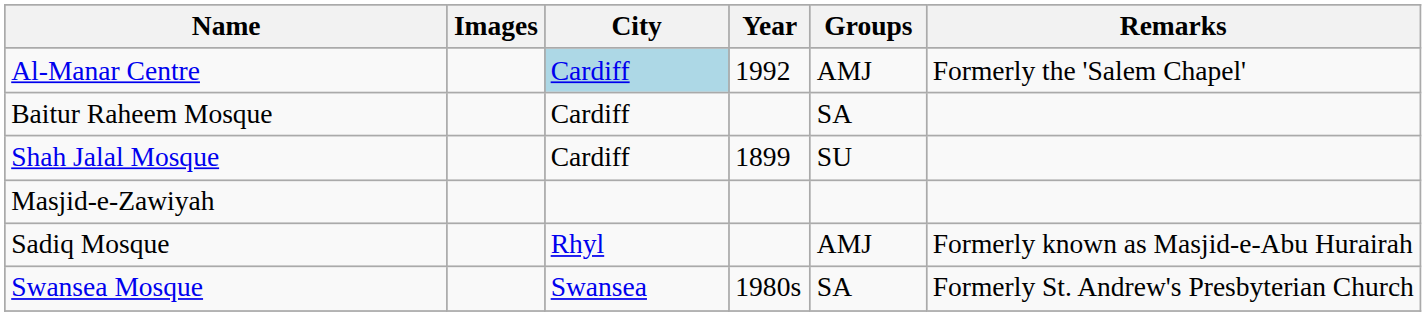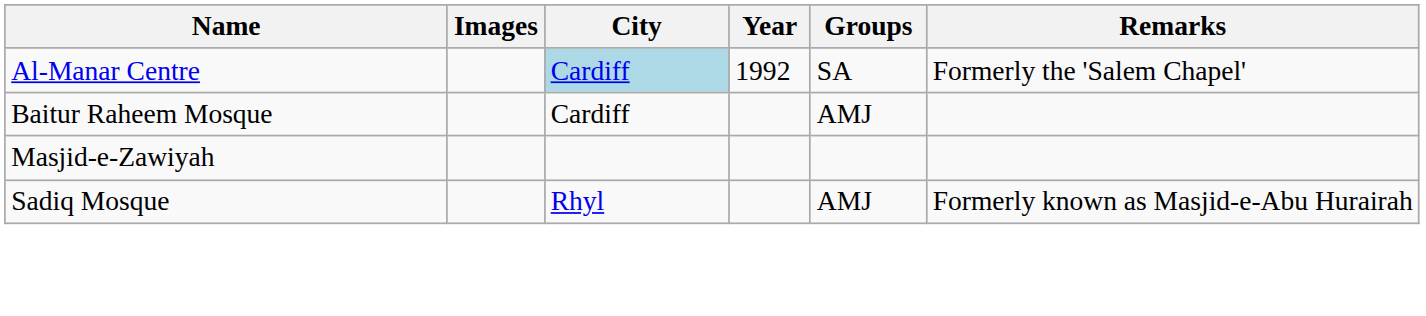(844, 69) AMJ -> (834, 69) SA
(834, 113) SA -> (844, 113) AMJ
- row: (115, 157)
- row: (107, 288)
